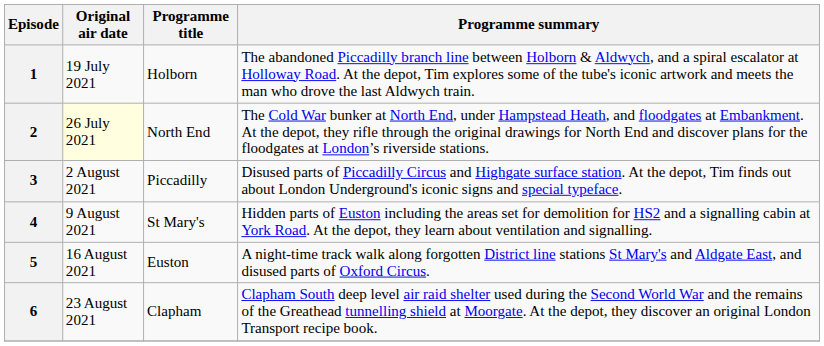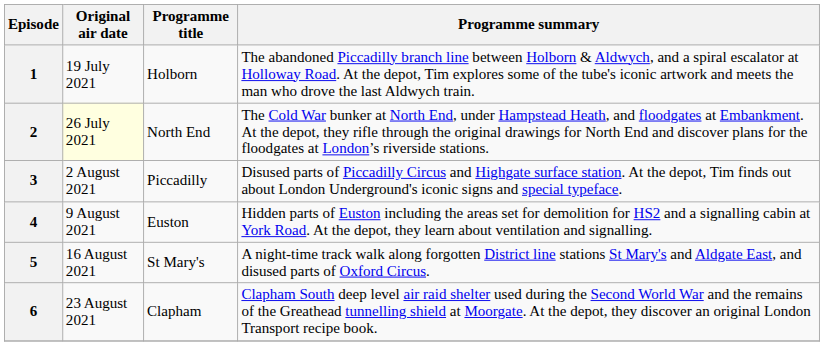(176, 221) St Mary's -> (168, 221) Euston
(168, 262) Euston -> (176, 262) St Mary's
